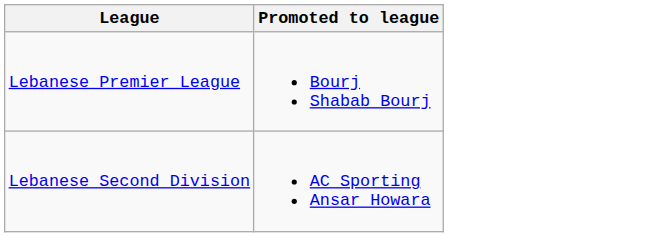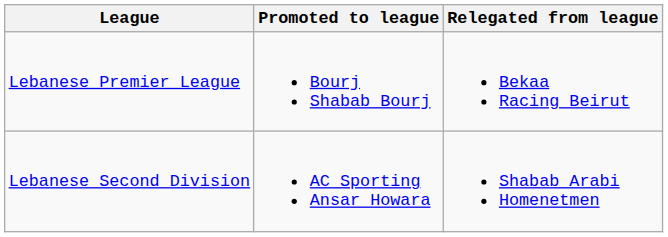+ column: (553, 18)
